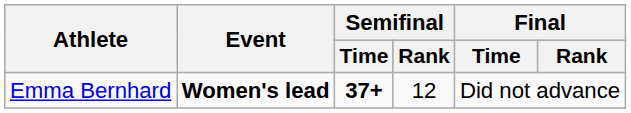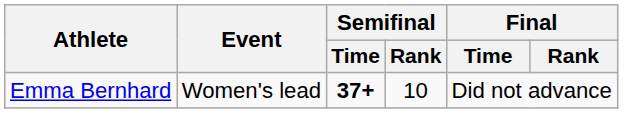(256, 91) bold -> (251, 91) normal
(424, 91) 12 -> (416, 91) 10
